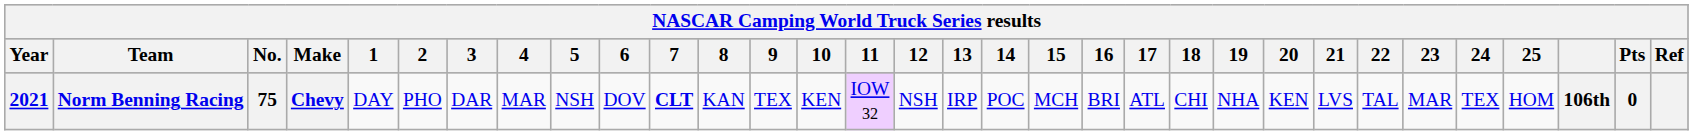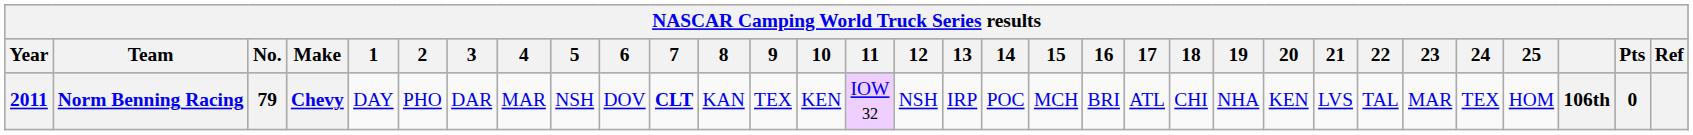(29, 100) 2021 -> (29, 100) 2011
(267, 100) 75 -> (267, 100) 79
